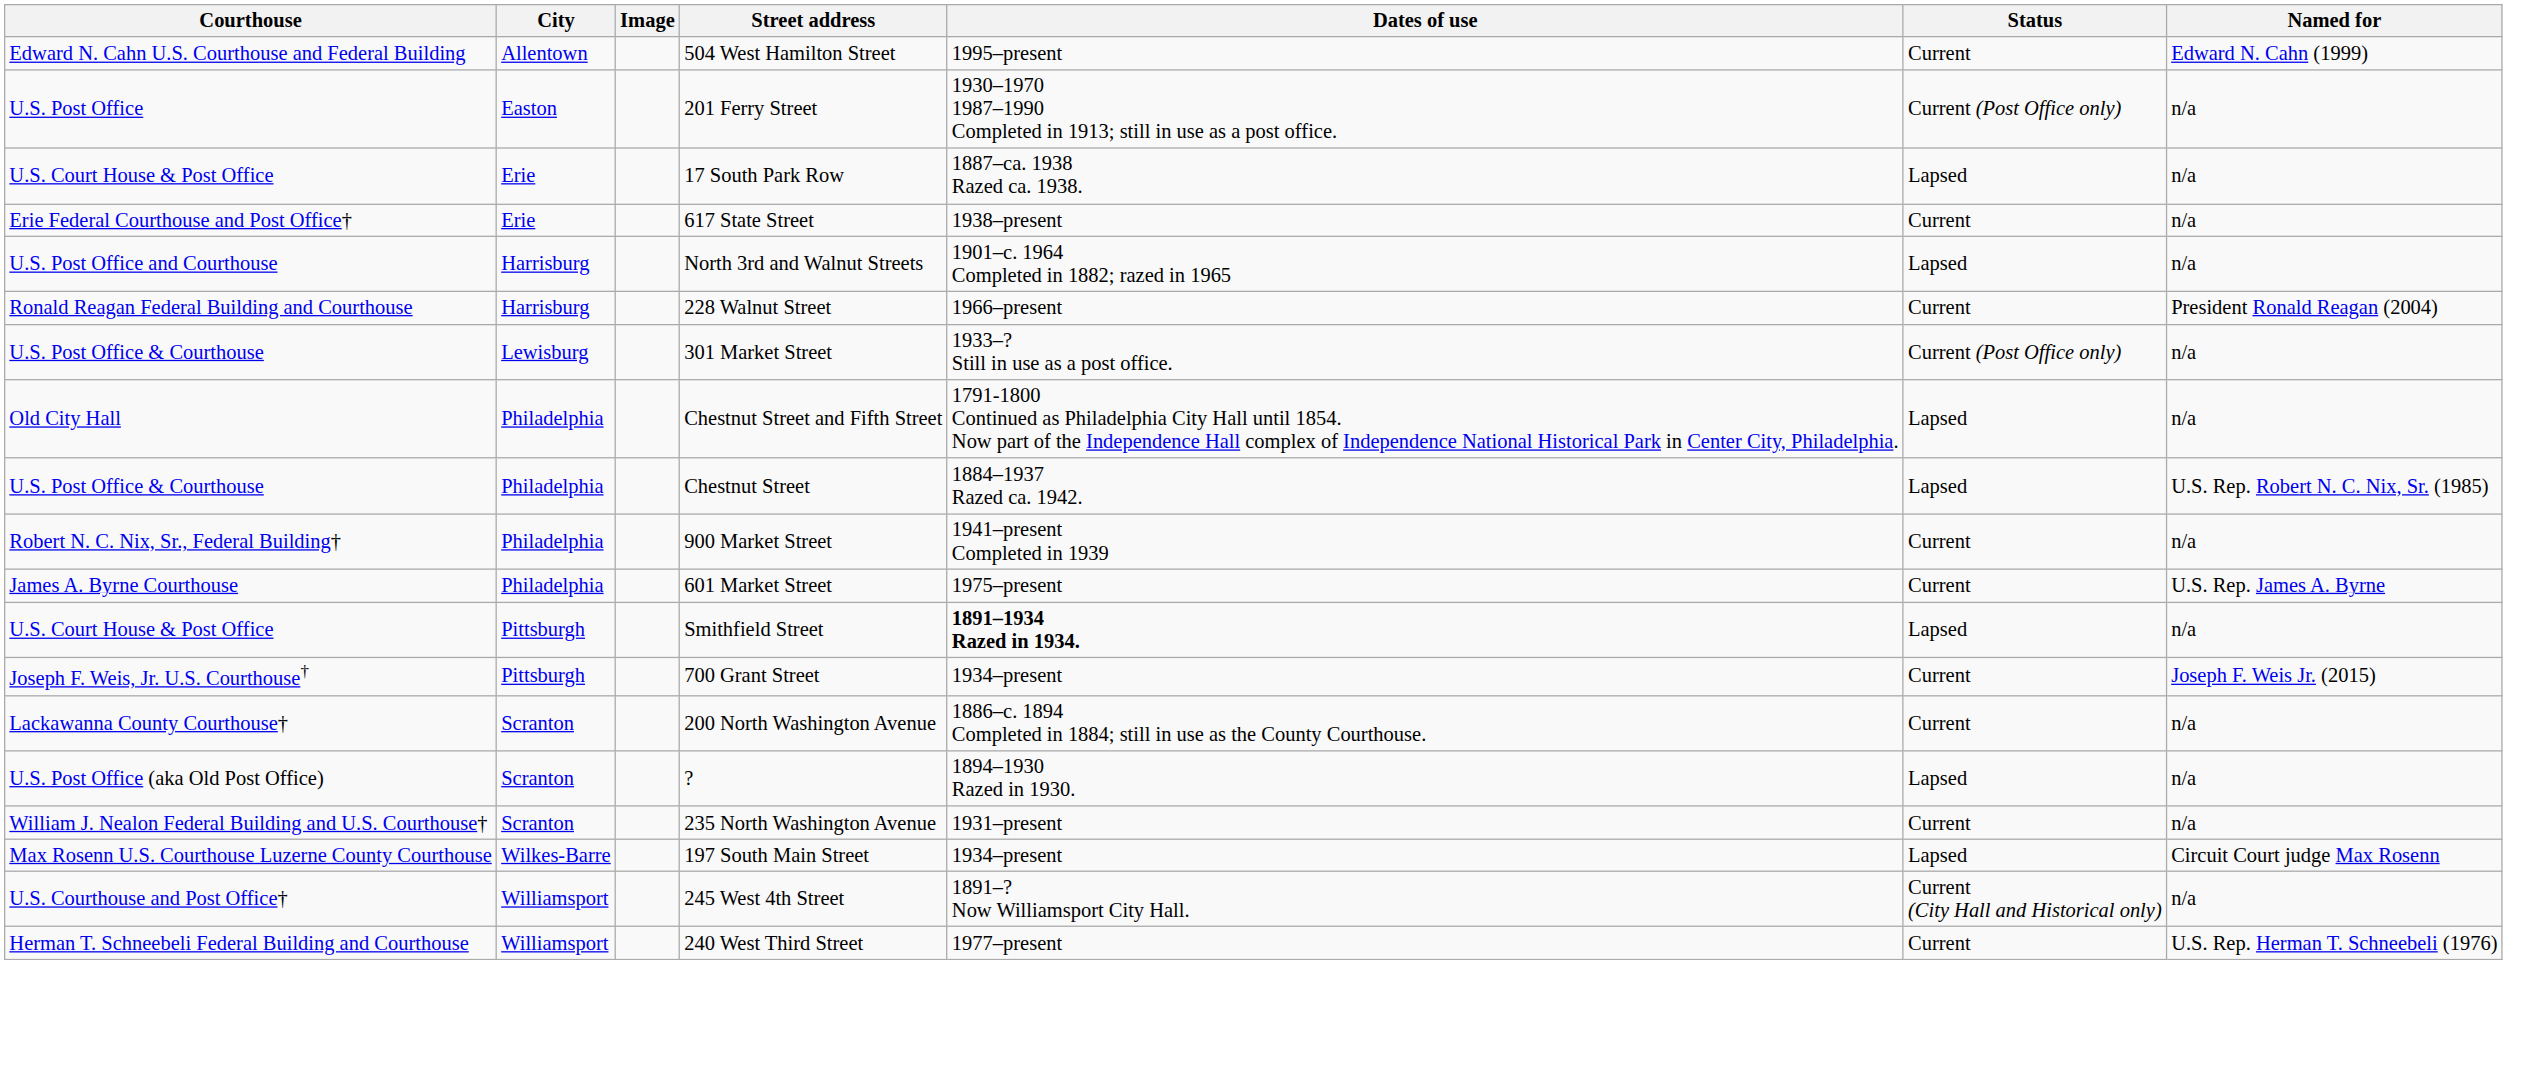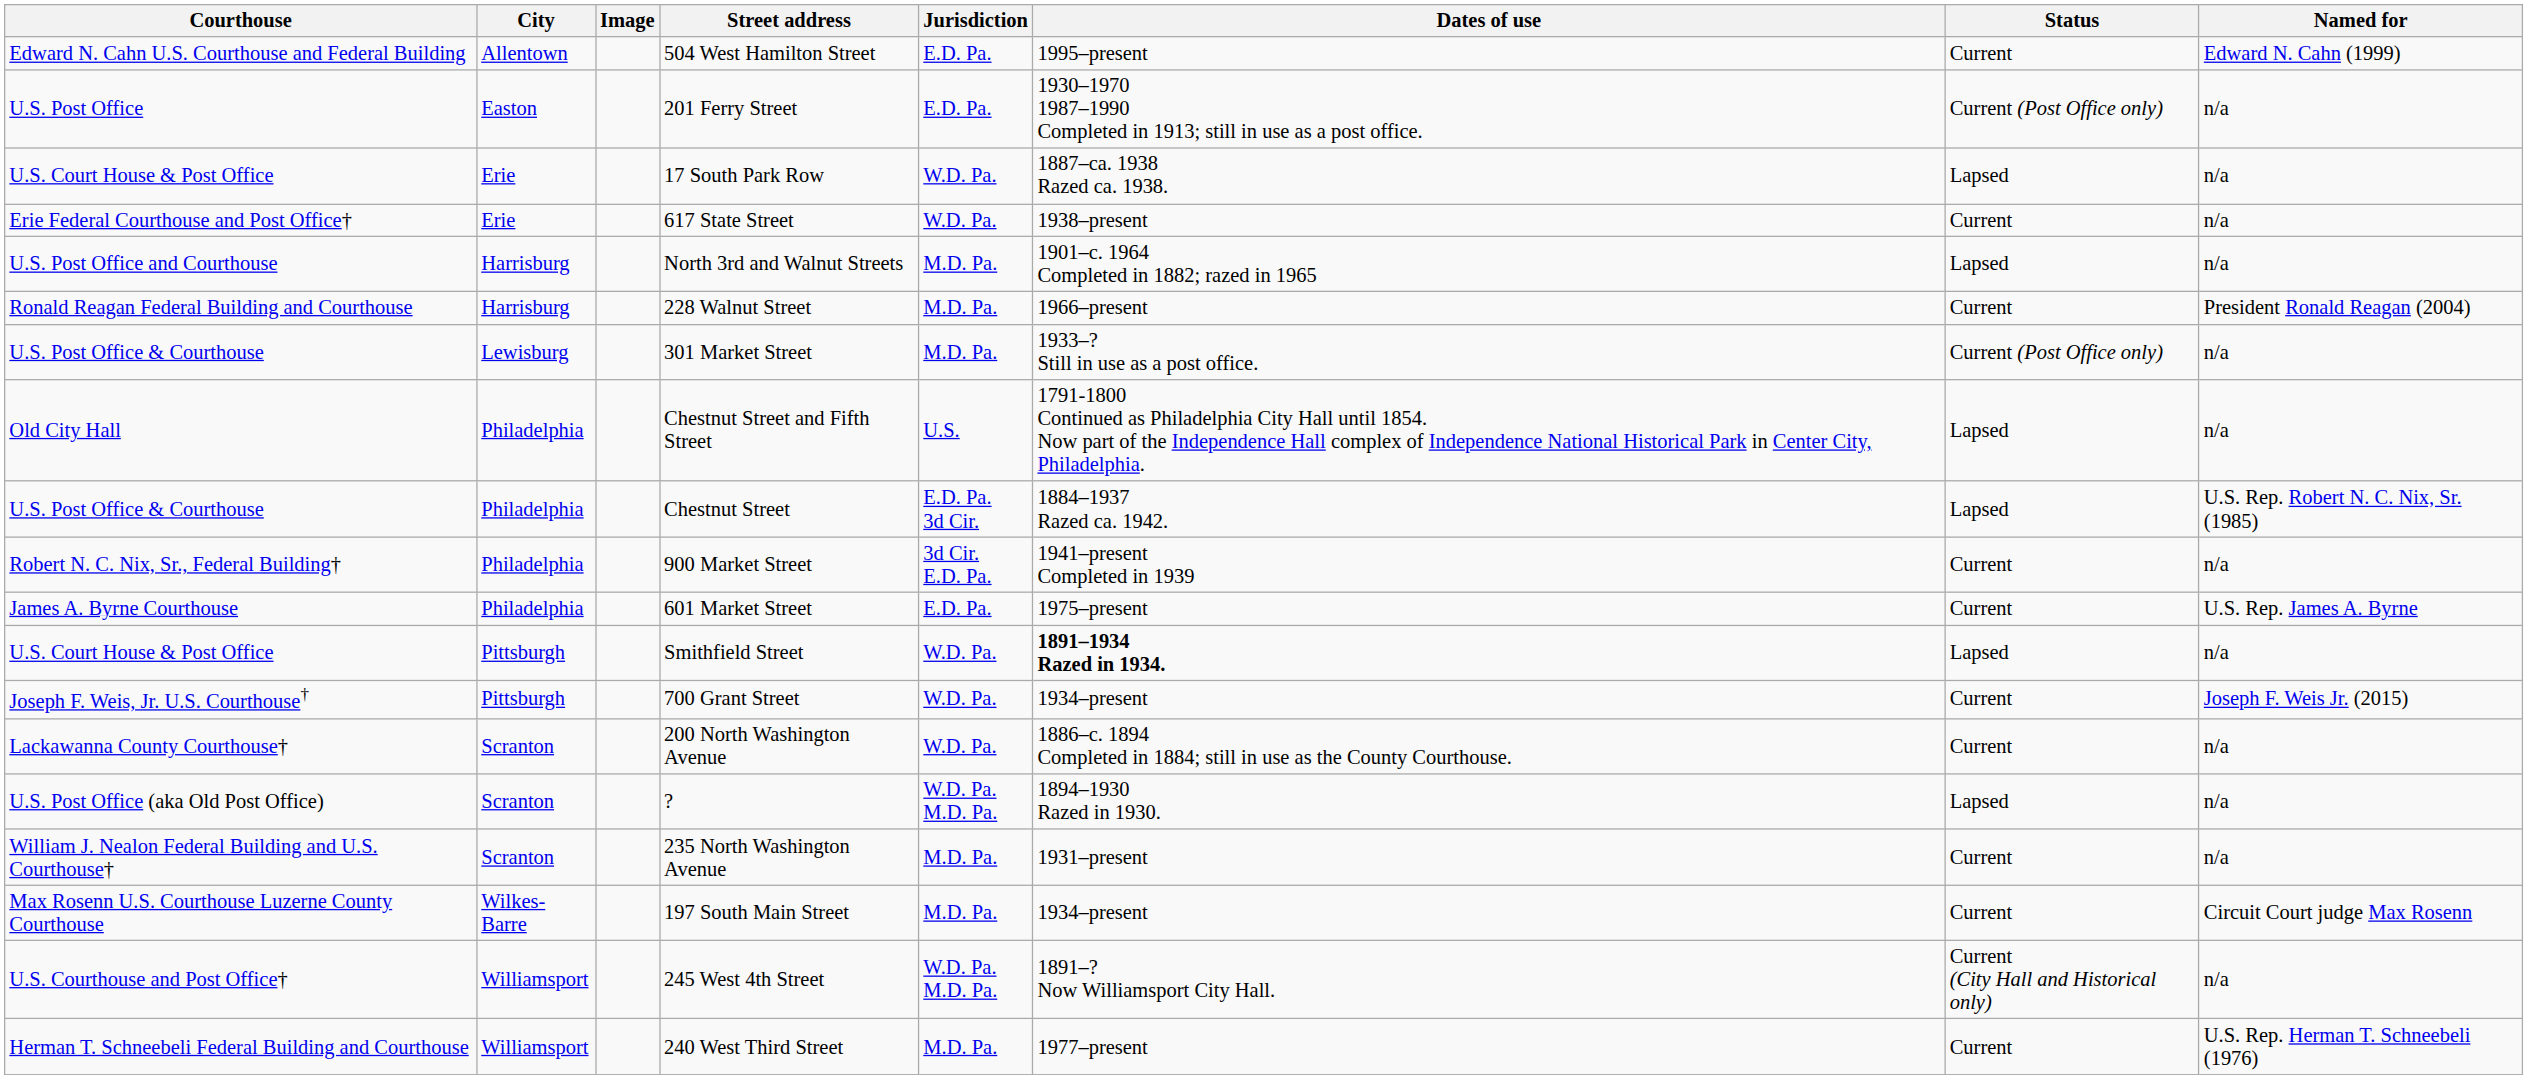+ column: (976, 20)
(1938, 854) Lapsed -> (1981, 912) Current
